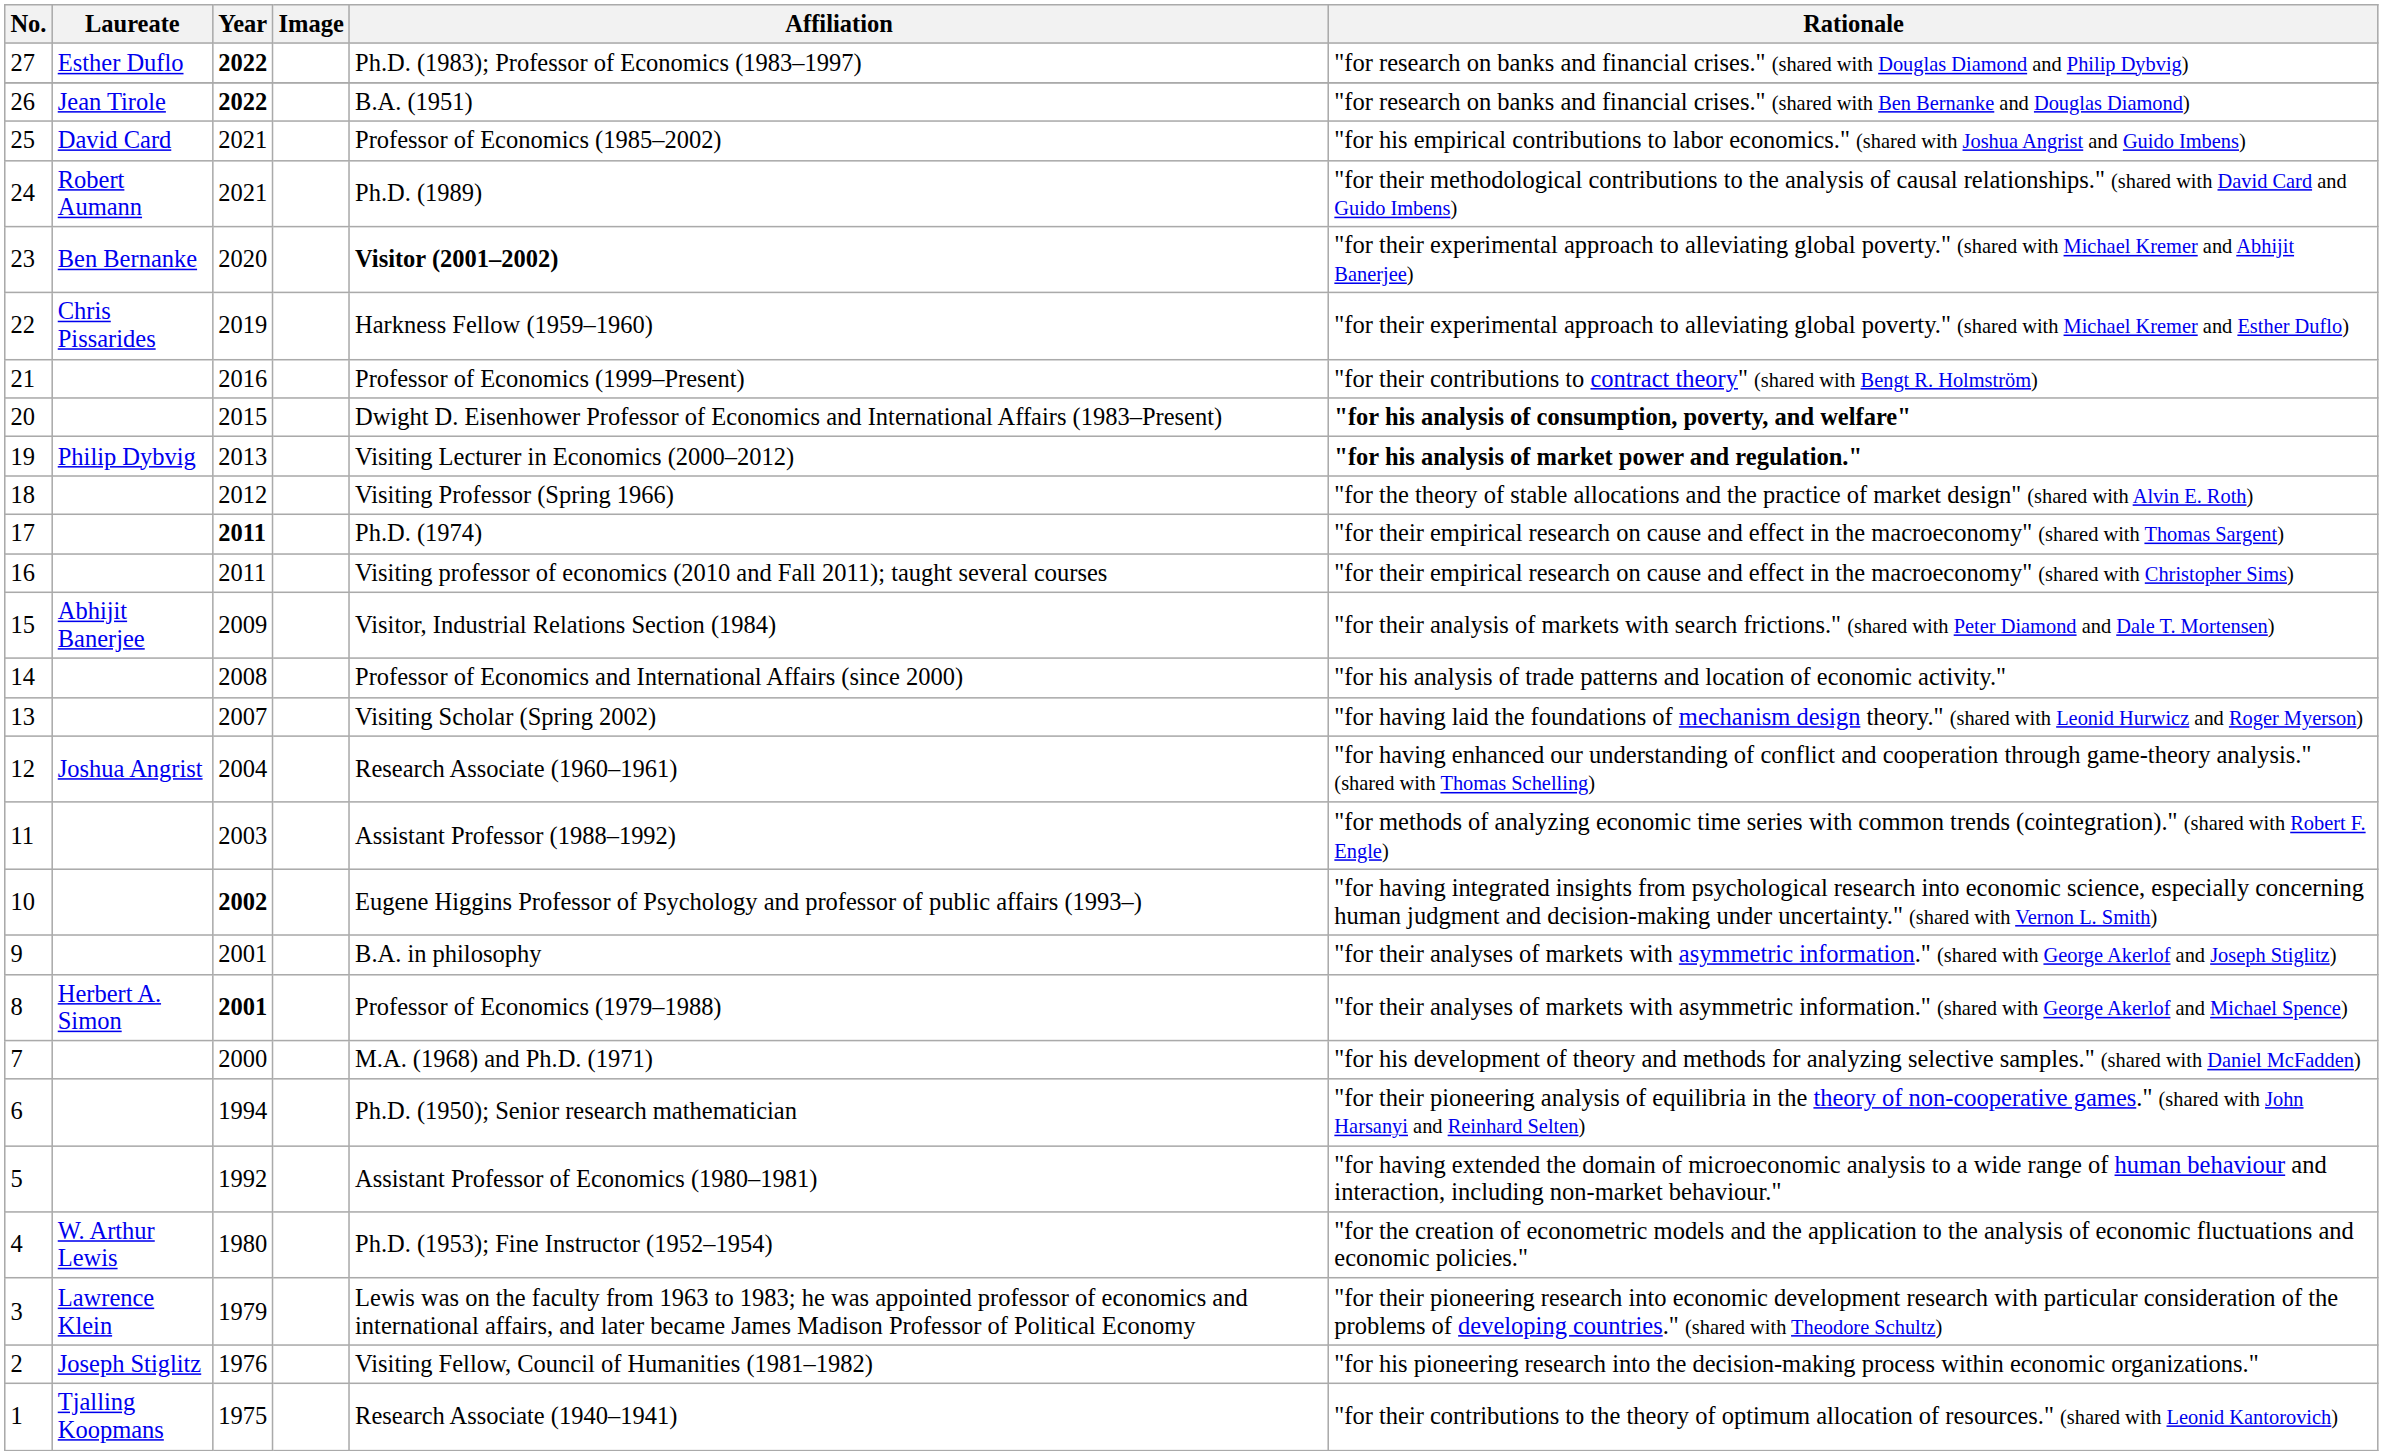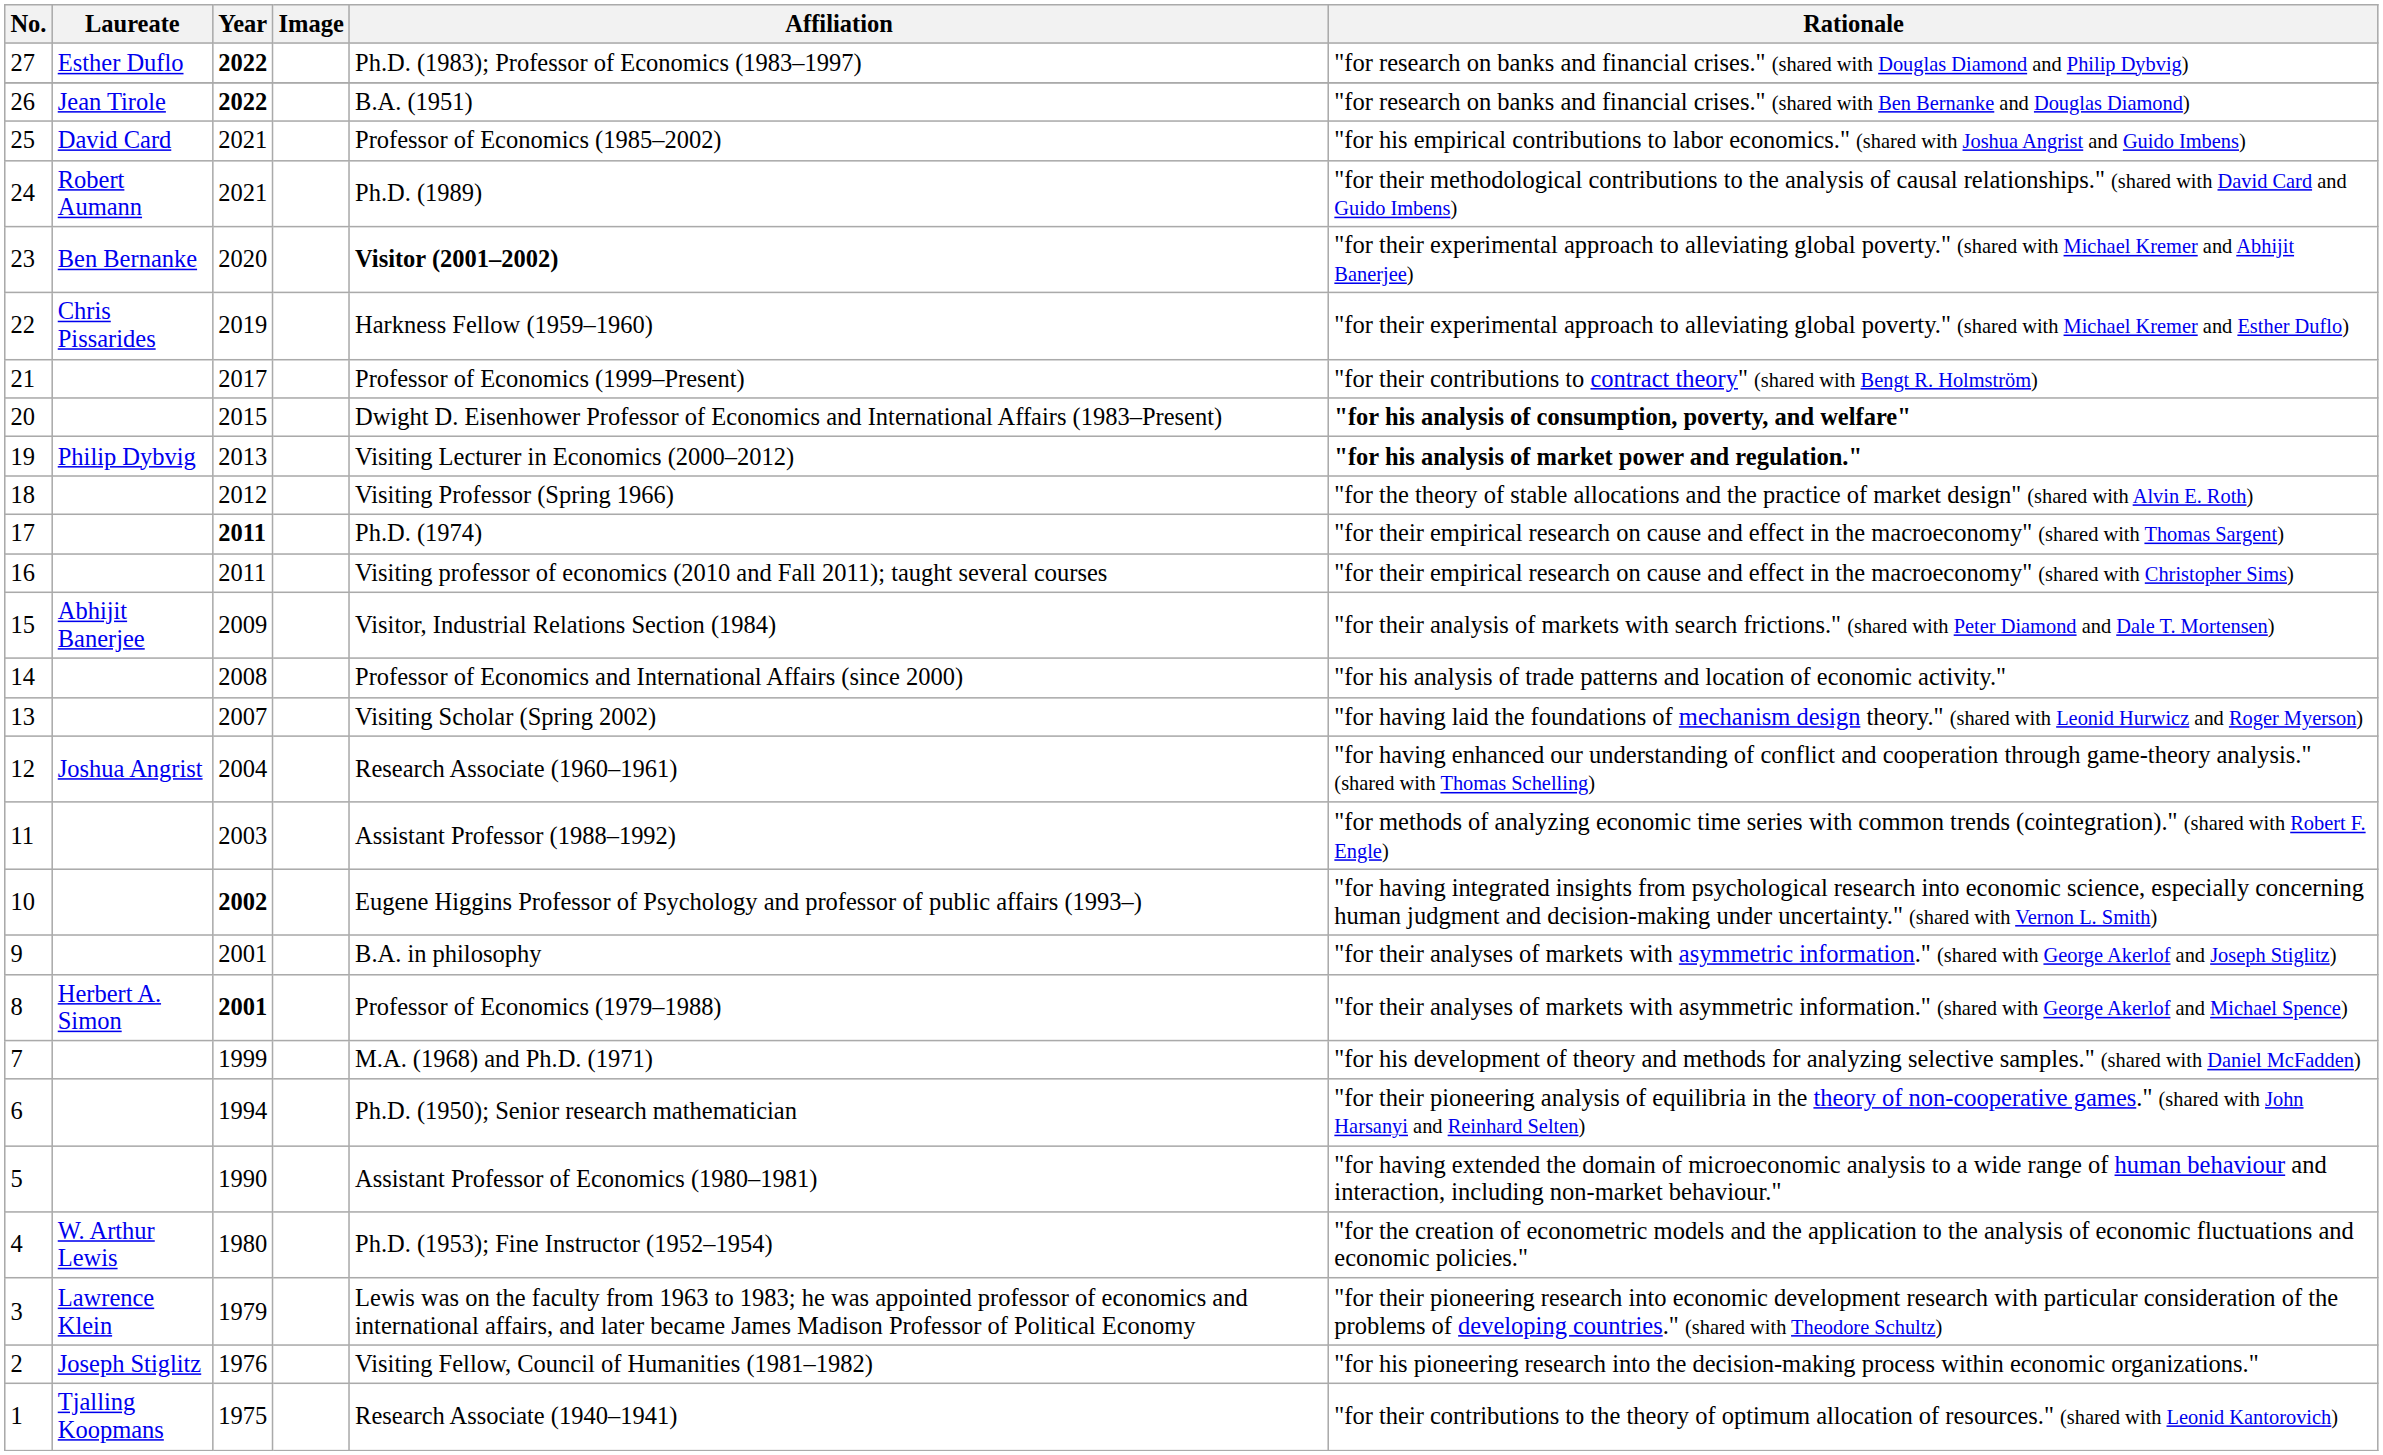(243, 378) 2016 -> (243, 378) 2017
(243, 1059) 2000 -> (243, 1059) 1999
(243, 1178) 1992 -> (243, 1178) 1990
